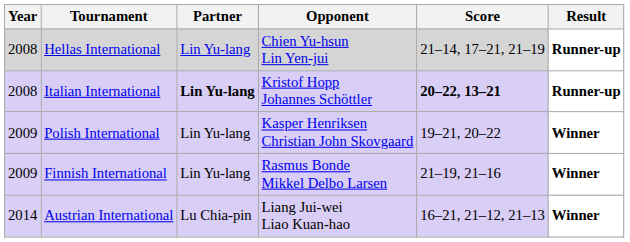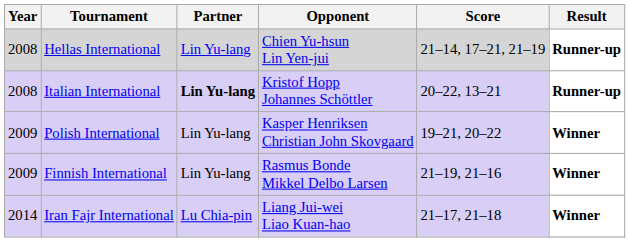(460, 91) bold -> (461, 91) normal
+ row: (109, 216)
- row: (109, 216)
